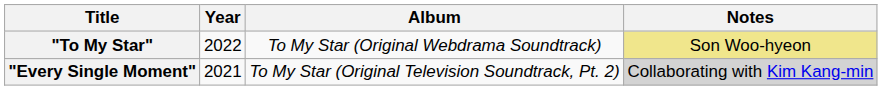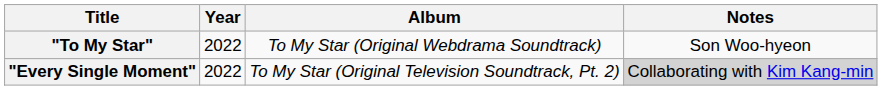(750, 44) khaki background -> (750, 44) no background
(223, 71) 2021 -> (223, 71) 2022
